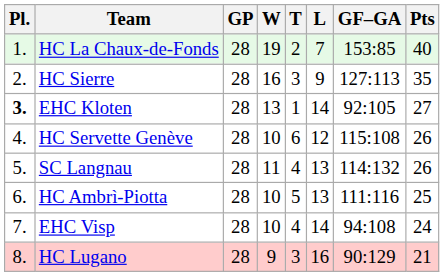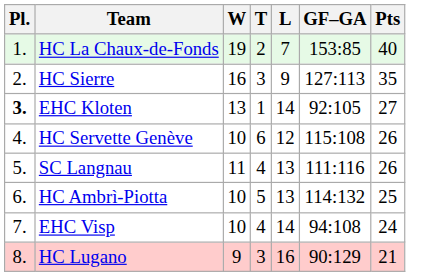- column: (240, 19)
(370, 167) 114:132 -> (335, 167) 111:116
(370, 197) 111:116 -> (335, 197) 114:132
